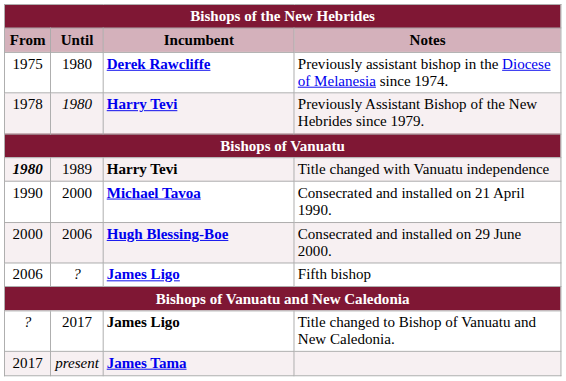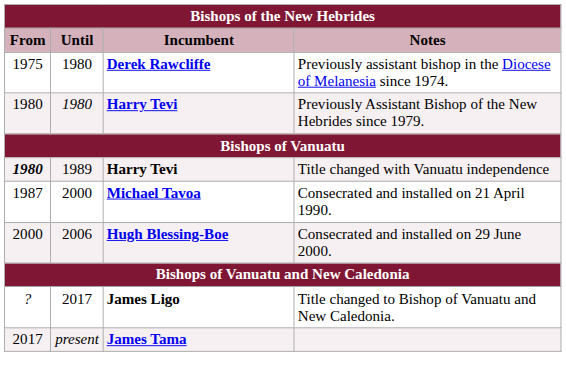(28, 104) 1978 -> (28, 104) 1980
(28, 193) 1990 -> (28, 193) 1987
- row: (334, 274)
